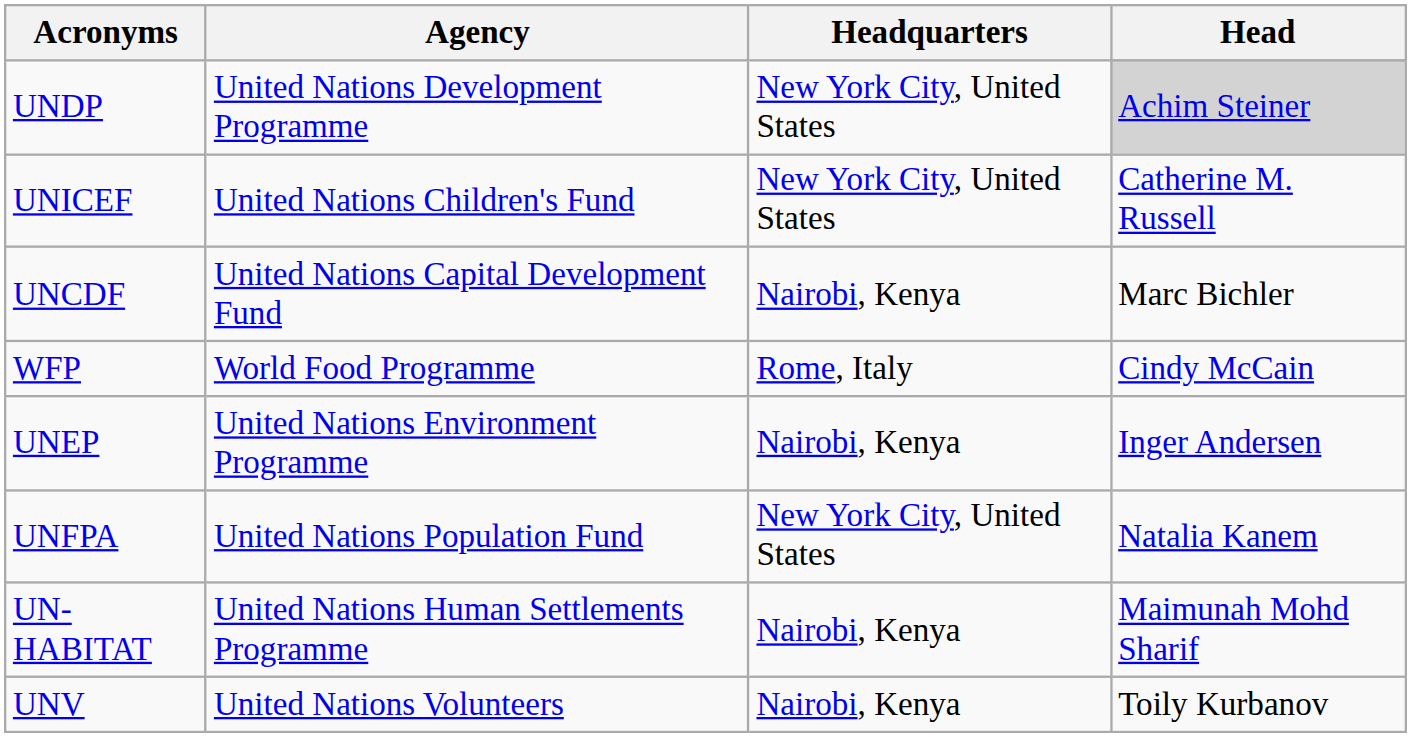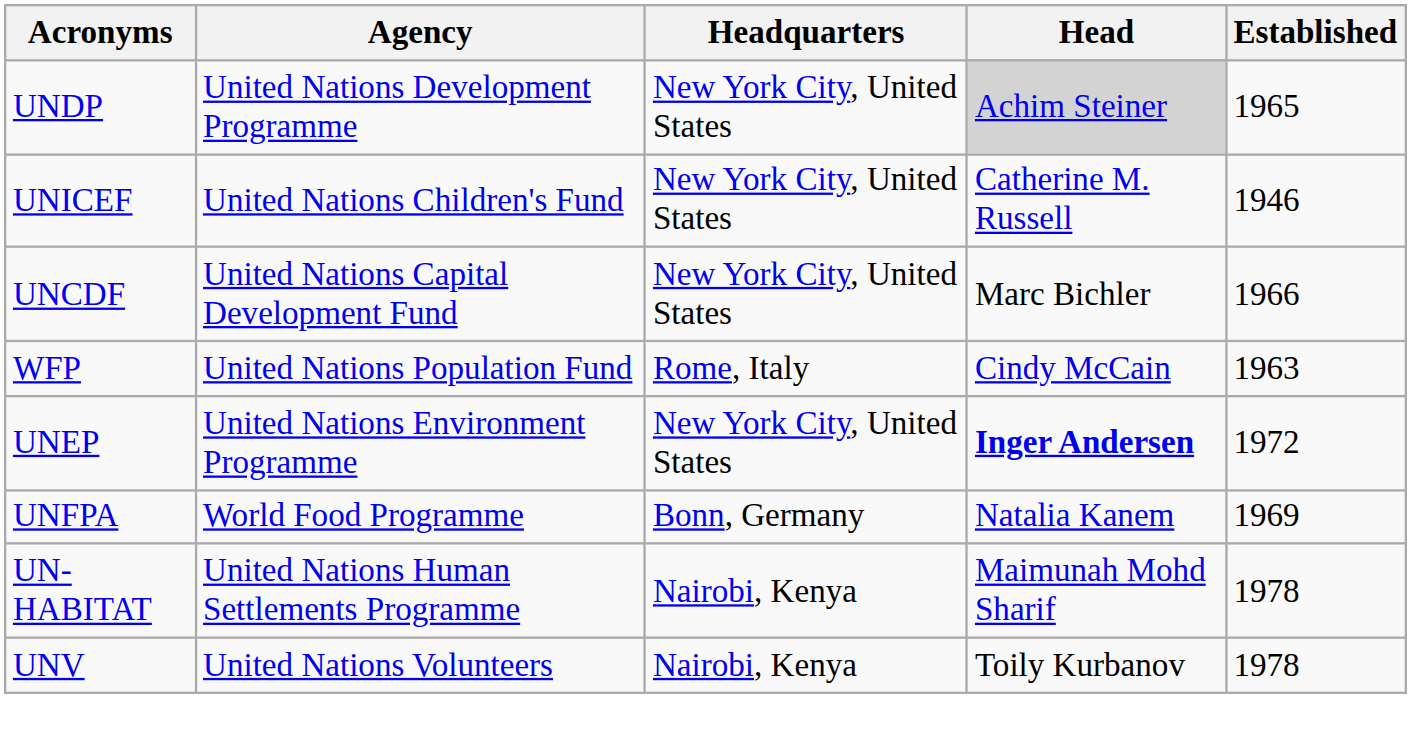+ column: (1315, 32)
(859, 293) Nairobi, Kenya -> (805, 293) New York City, United States
(374, 368) World Food Programme -> (418, 368) United Nations Population Fund
(859, 442) Nairobi, Kenya -> (805, 442) New York City, United States
(1220, 442) normal -> (1084, 442) bold
(429, 535) United Nations Population Fund -> (364, 516) World Food Programme
(908, 535) New York City, United States -> (759, 516) Bonn, Germany
